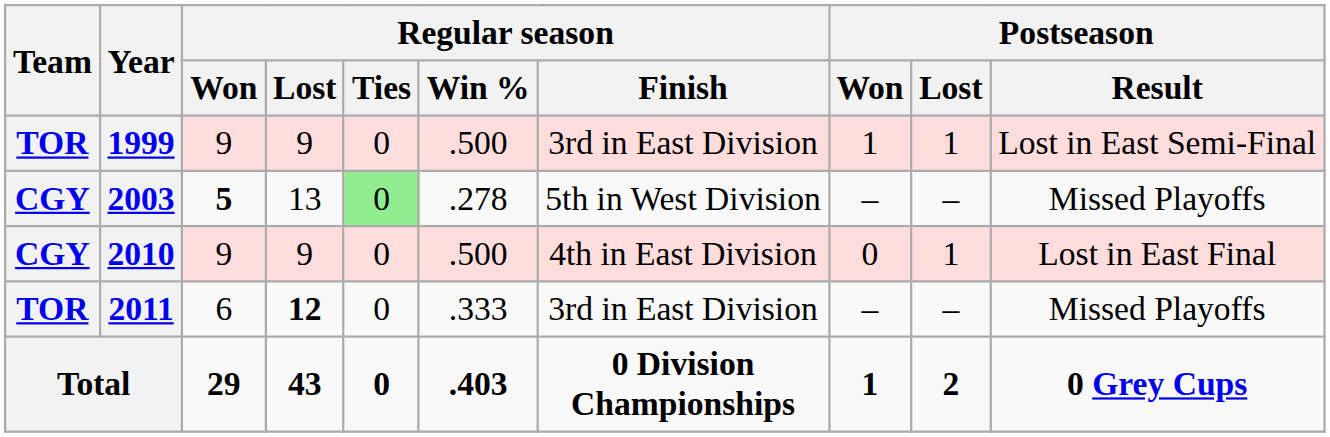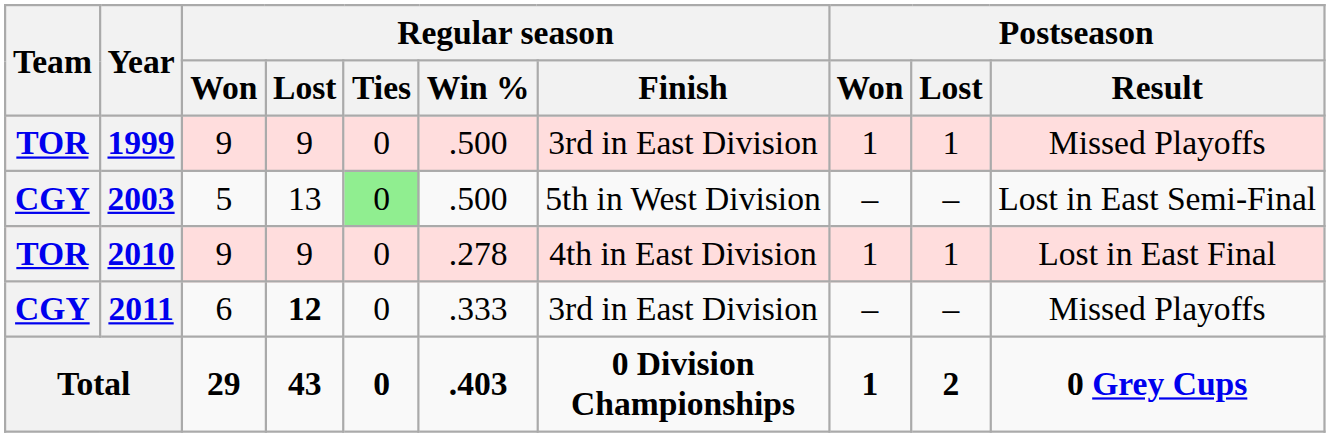(1157, 143) Lost in East Semi-Final -> (1157, 143) Missed Playoffs
(224, 198) bold -> (224, 198) normal
(478, 198) .278 -> (478, 198) .500
(1157, 198) Missed Playoffs -> (1157, 198) Lost in East Semi-Final
(52, 253) CGY -> (52, 253) TOR
(478, 253) .500 -> (478, 253) .278
(870, 253) 0 -> (870, 253) 1
(52, 309) TOR -> (52, 309) CGY
